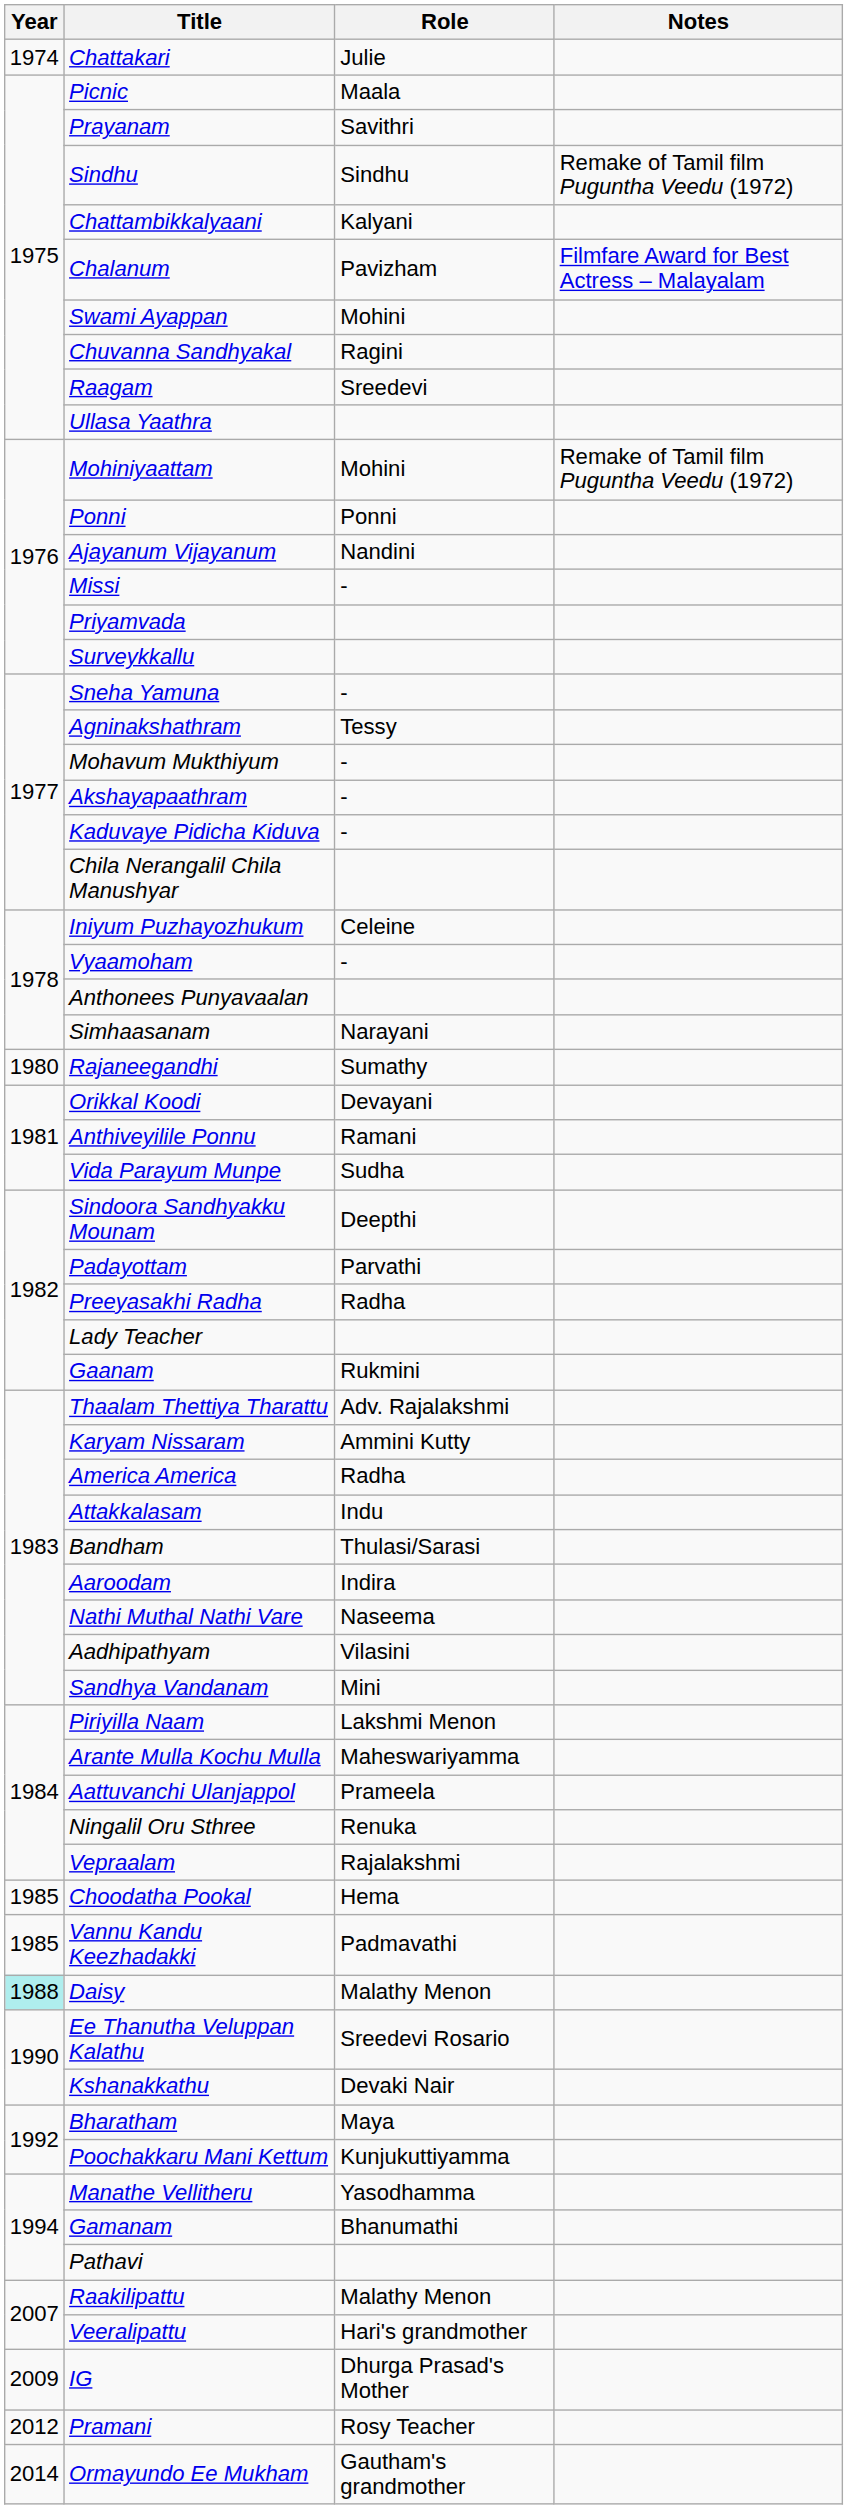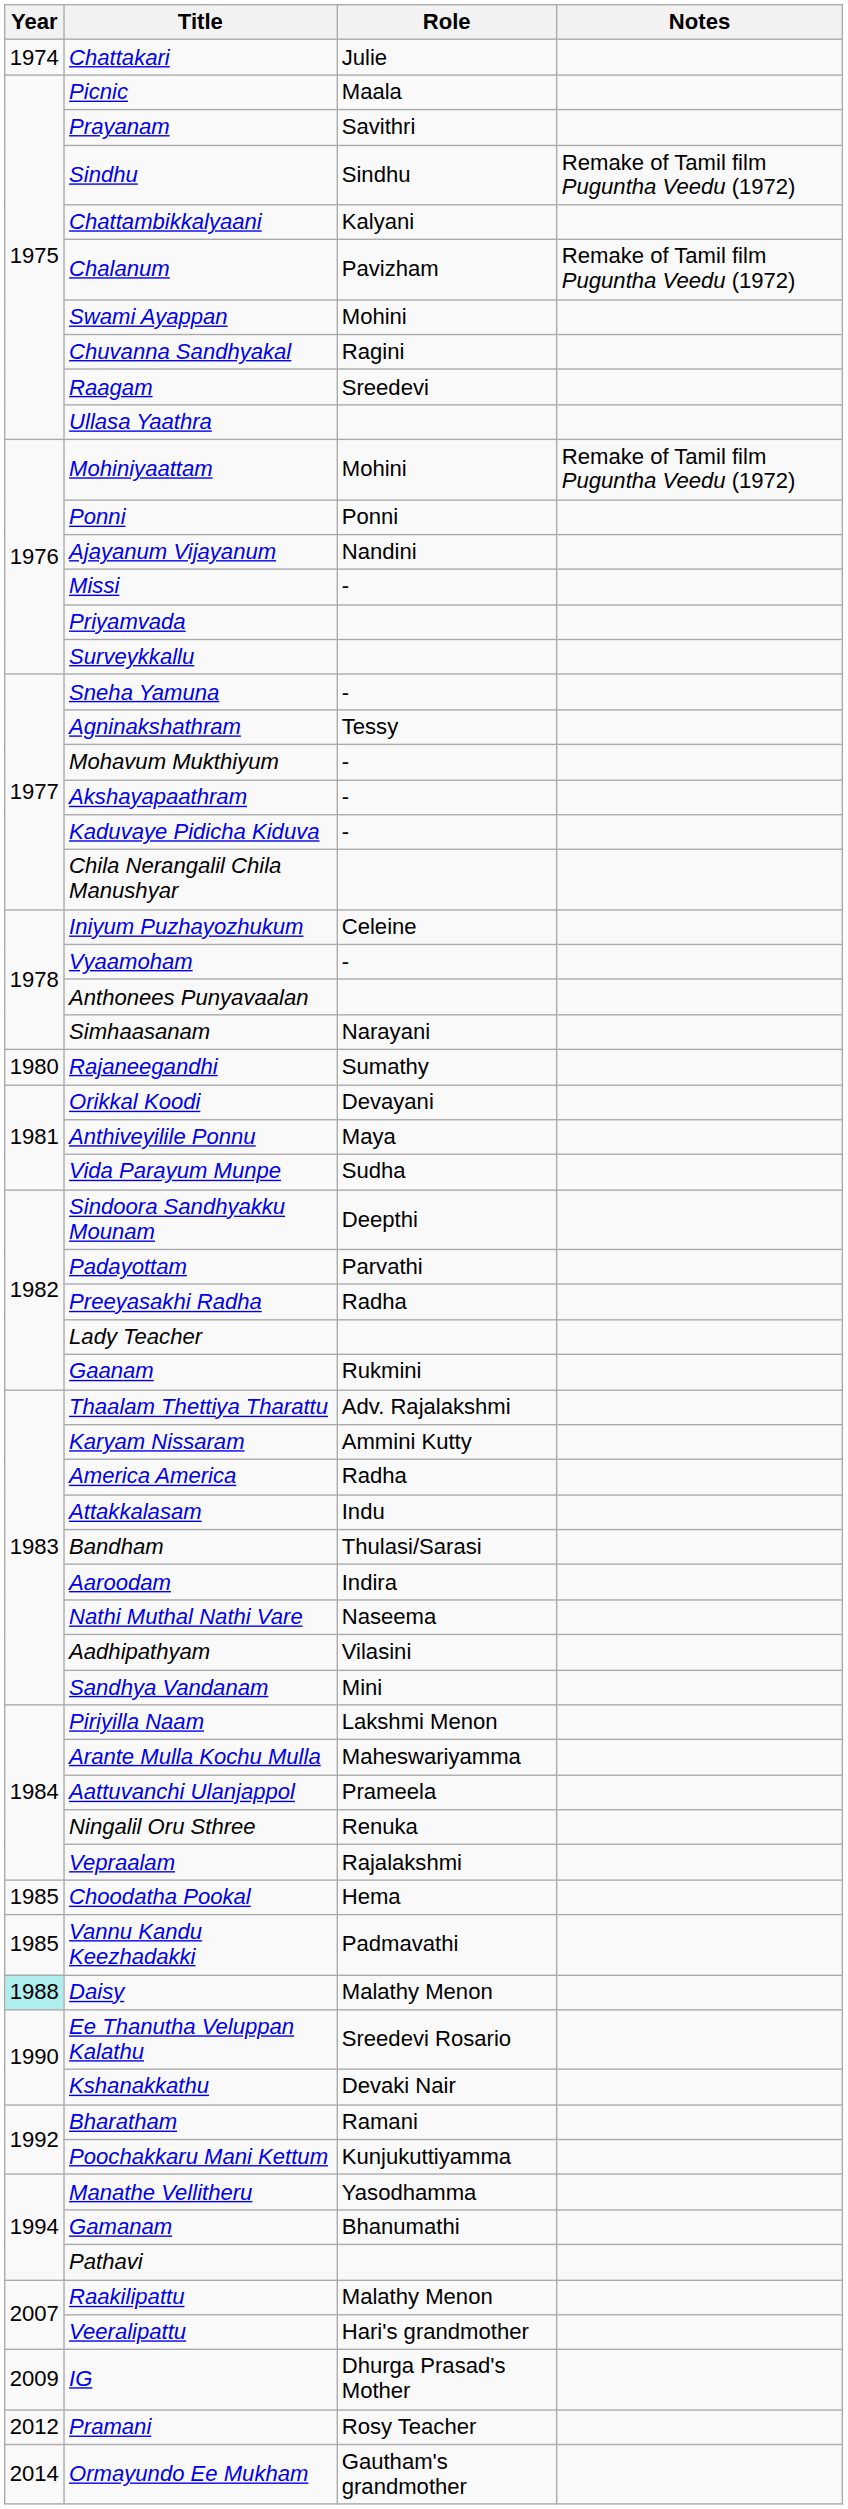(674, 269) Filmfare Award for Best Actress – Malayalam -> (679, 269) Remake of Tamil film Puguntha Veedu (1972)
(378, 1136) Ramani -> (369, 1136) Maya
(367, 2121) Maya -> (380, 2121) Ramani
